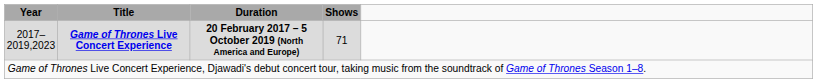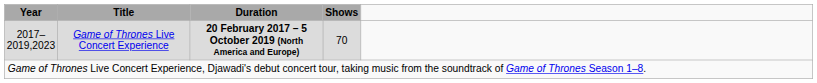(124, 40) bold -> (124, 40) normal
(342, 40) 71 -> (342, 40) 70
